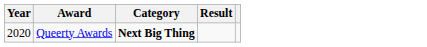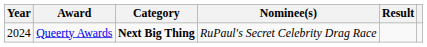+ column: (288, 13)
(19, 32) 2020 -> (19, 32) 2024
